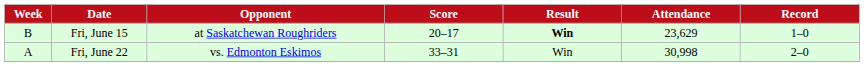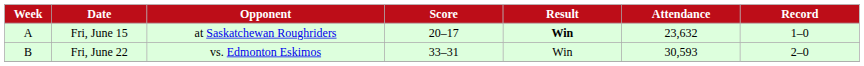(28, 33) B -> (28, 33) A
(681, 33) 23,629 -> (681, 33) 23,632
(28, 52) A -> (28, 52) B
(681, 52) 30,998 -> (681, 52) 30,593
